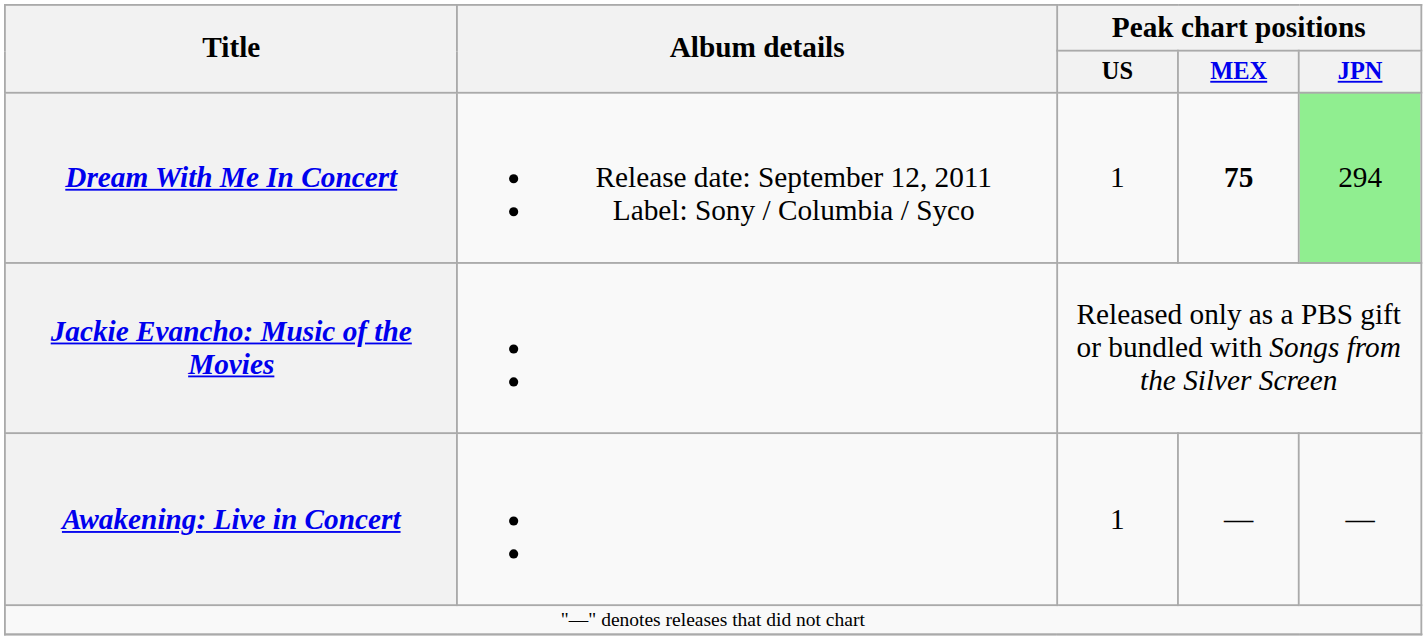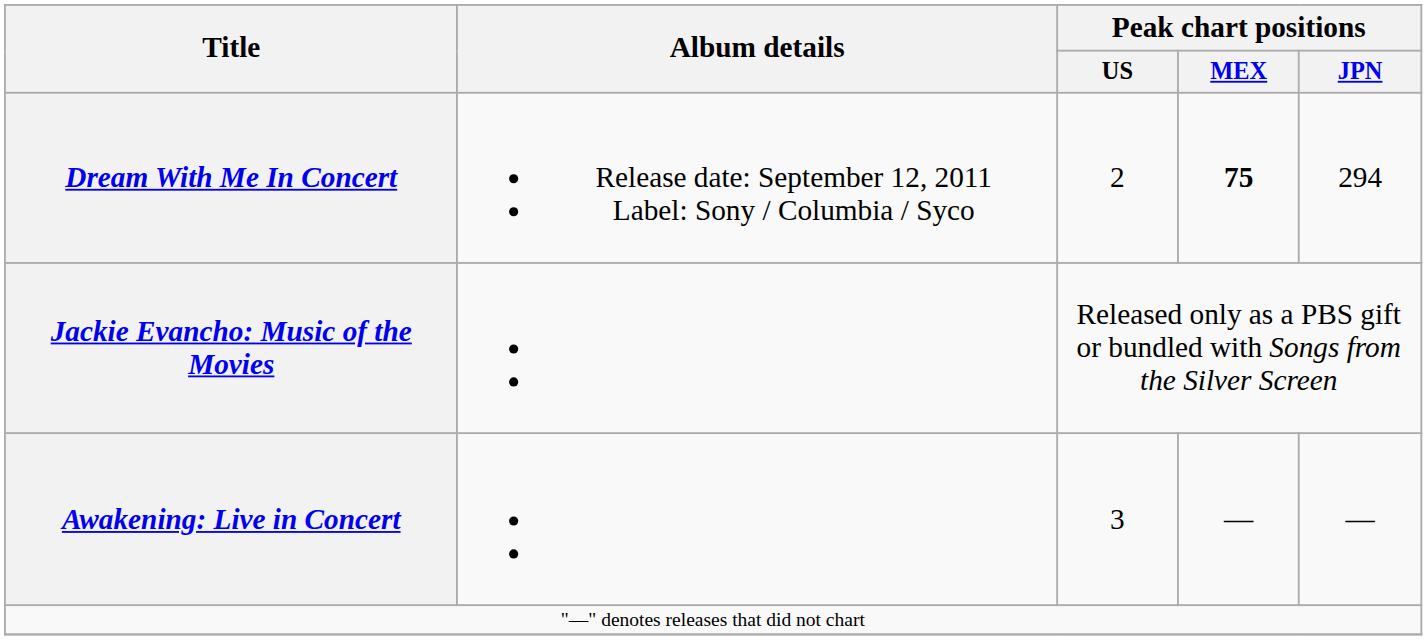(1117, 177) 1 -> (1117, 177) 2
(1360, 177) lightgreen background -> (1360, 177) no background
(1117, 518) 1 -> (1117, 518) 3
